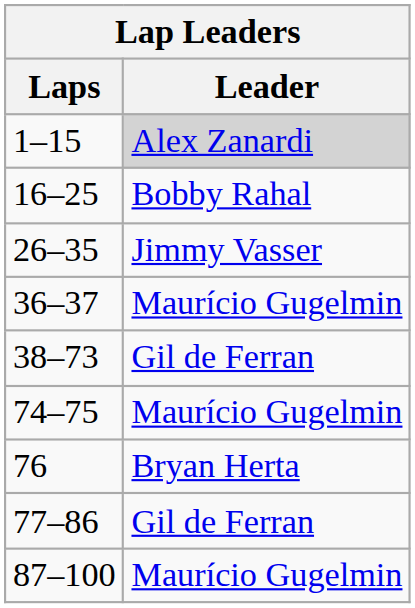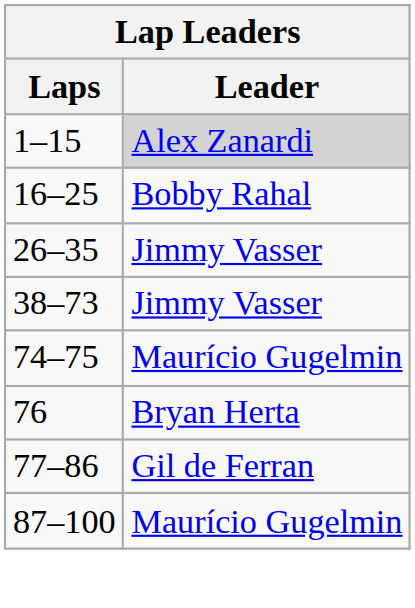- row: (56, 303)
(223, 357) Gil de Ferran -> (227, 303) Jimmy Vasser
